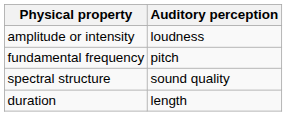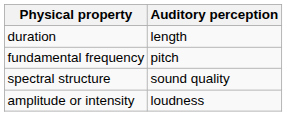rows swapped: (71, 36) <-> (32, 100)
